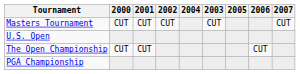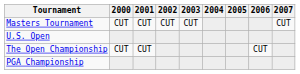columns swapped: (214, 11) <-> (191, 11)
